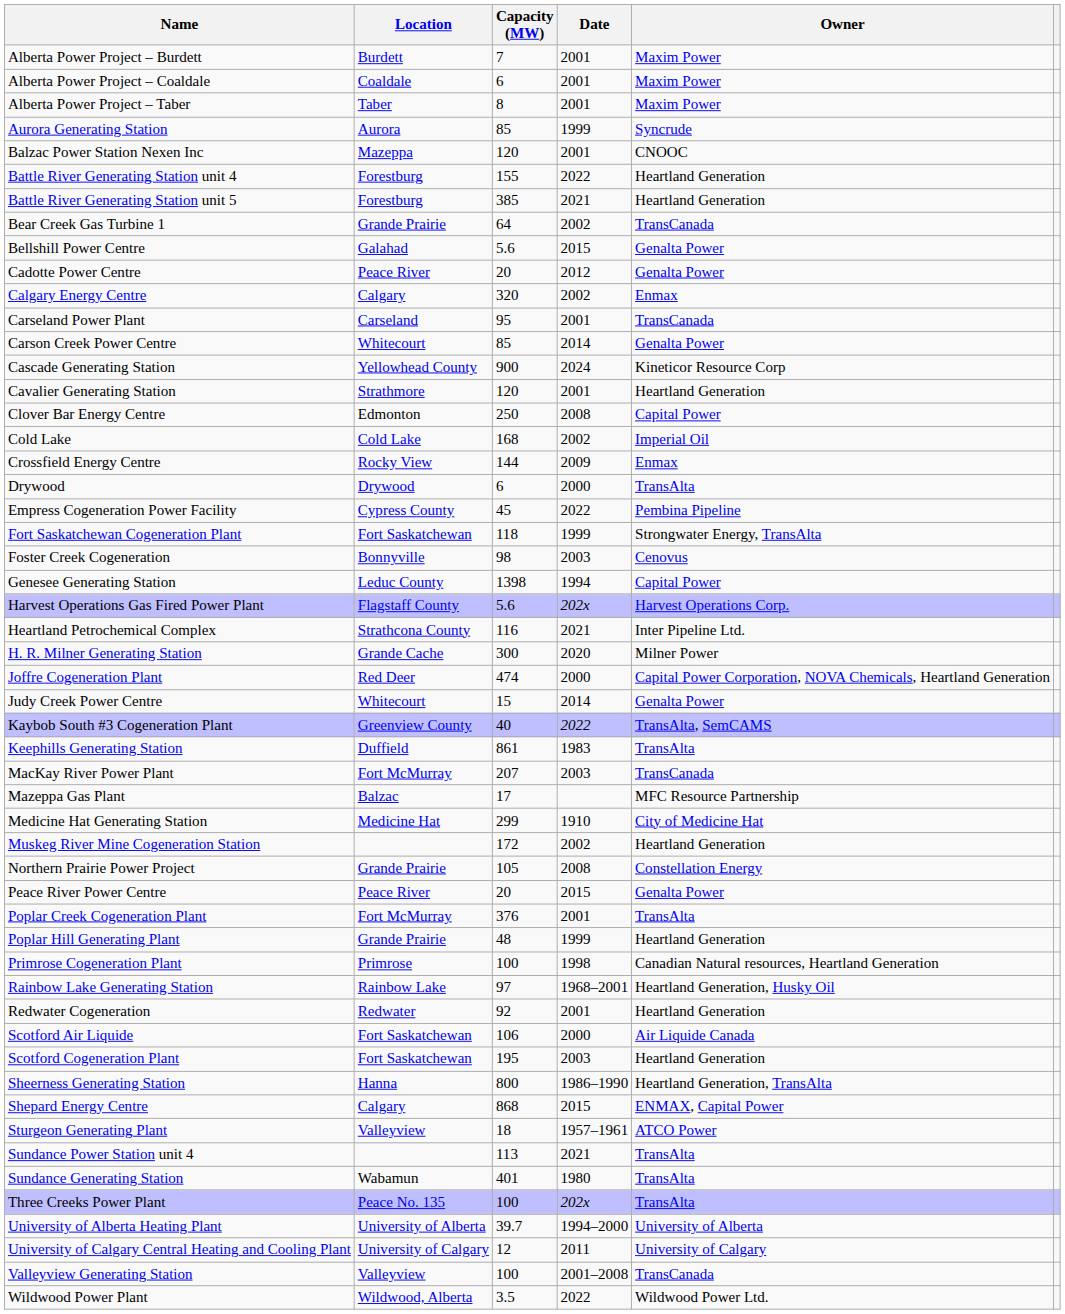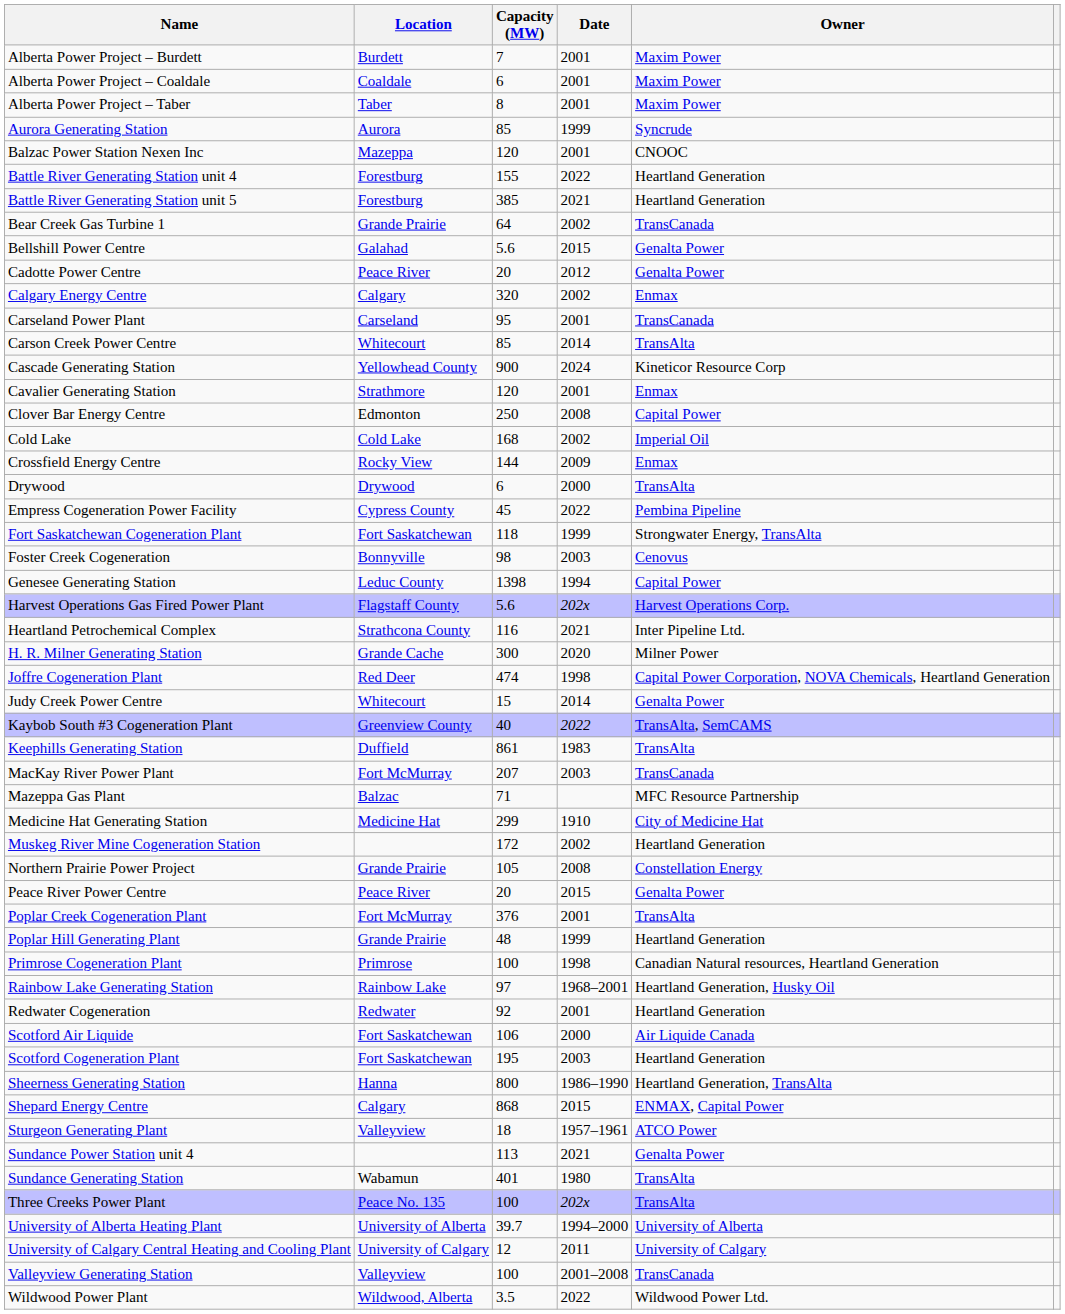(680, 343) Genalta Power -> (665, 343) TransAlta
(700, 391) Heartland Generation -> (656, 391) Enmax
(576, 677) 2000 -> (576, 677) 1998
(503, 796) 17 -> (503, 796) 71
(665, 1154) TransAlta -> (680, 1154) Genalta Power
